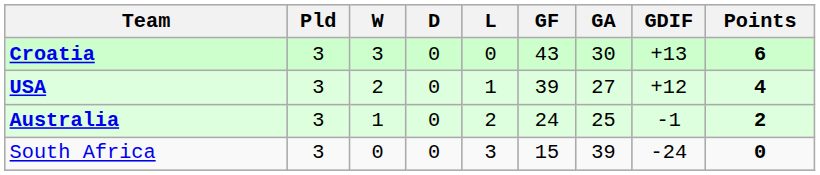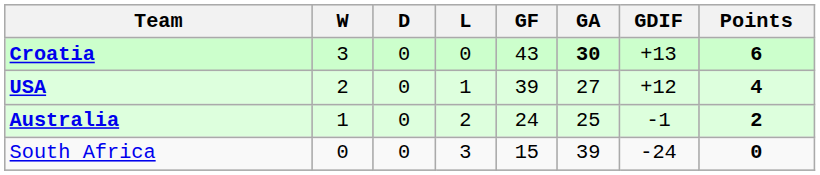- column: (318, 21)
(603, 54) normal -> (588, 54) bold
